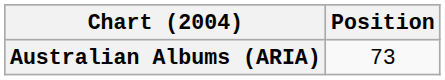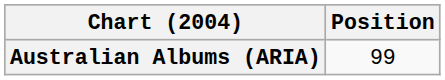(383, 58) 73 -> (383, 58) 99
